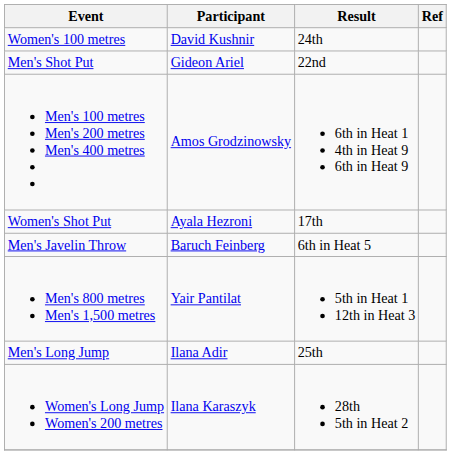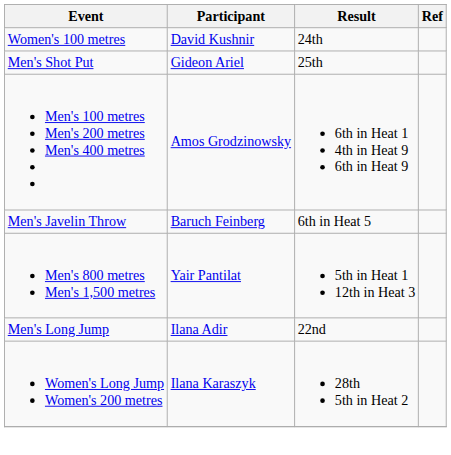(312, 62) 22nd -> (310, 62) 25th
- row: (59, 221)
(310, 353) 25th -> (312, 329) 22nd
